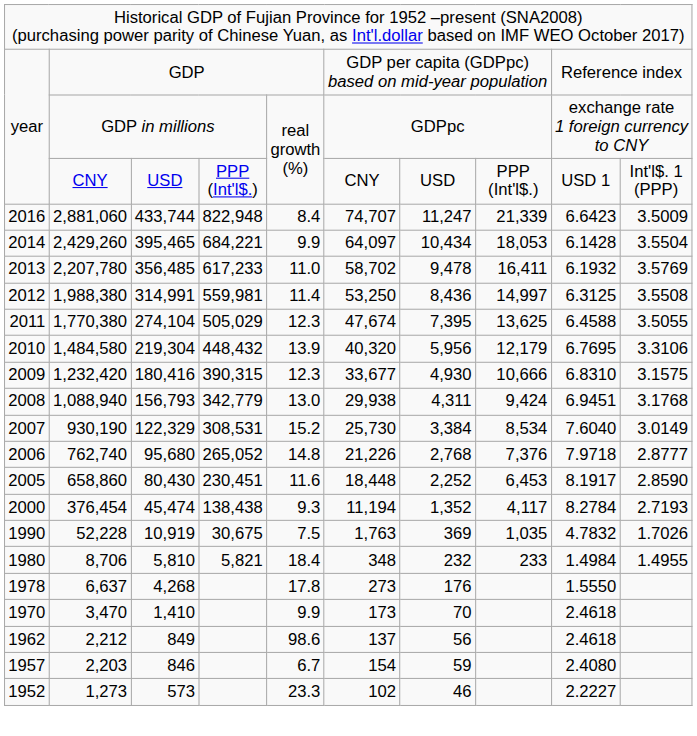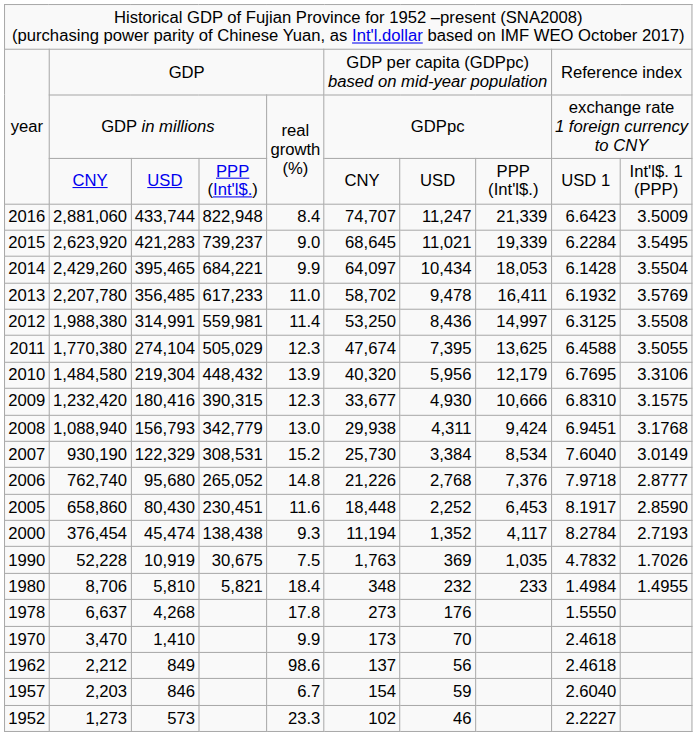+ row: (90, 243)
(591, 665) 2.4080 -> (591, 691) 2.6040
